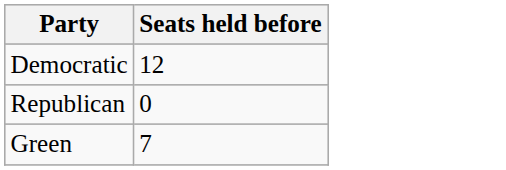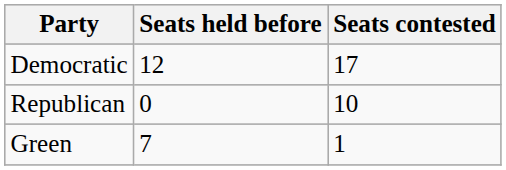+ column: (415, 24)
